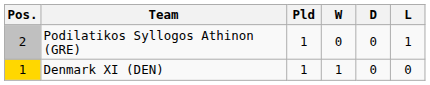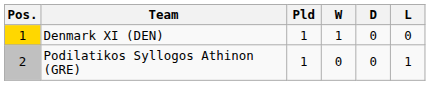rows swapped: (104, 70) <-> (149, 42)
